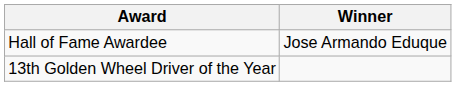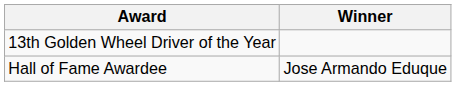rows swapped: (142, 68) <-> (88, 42)
